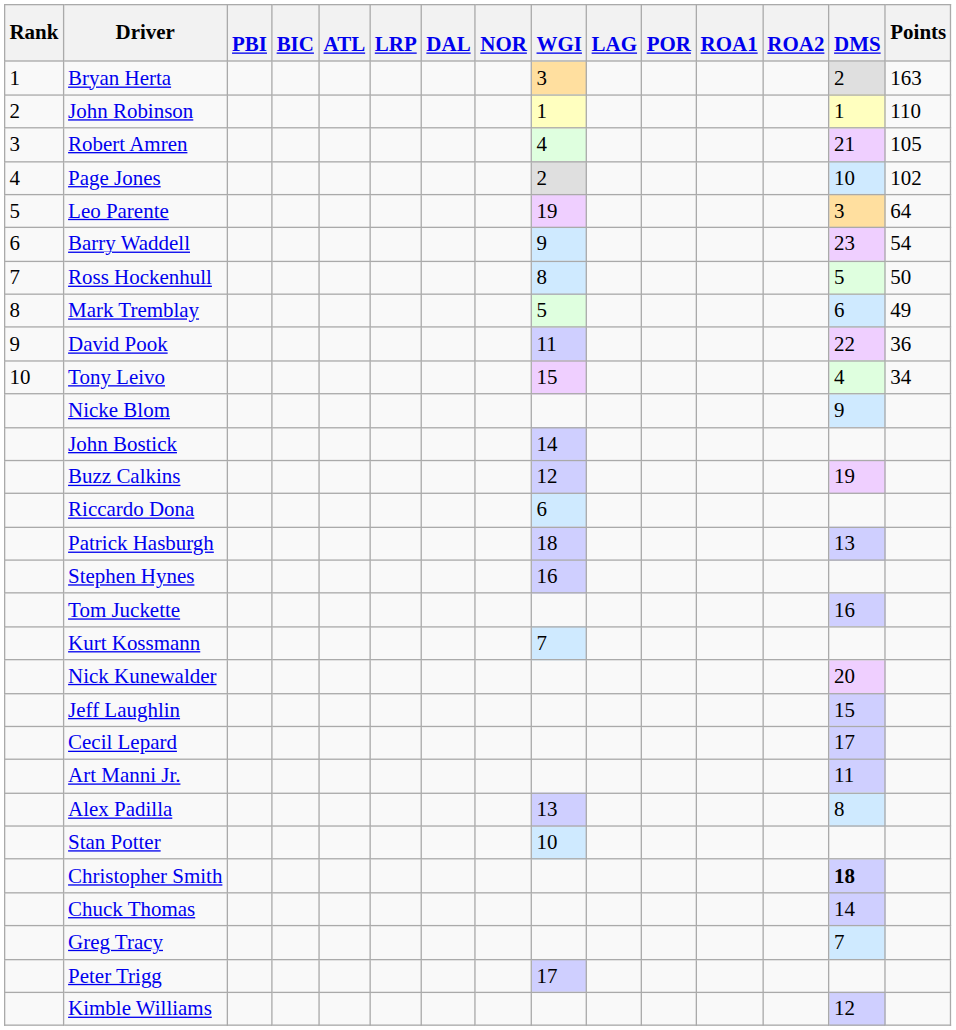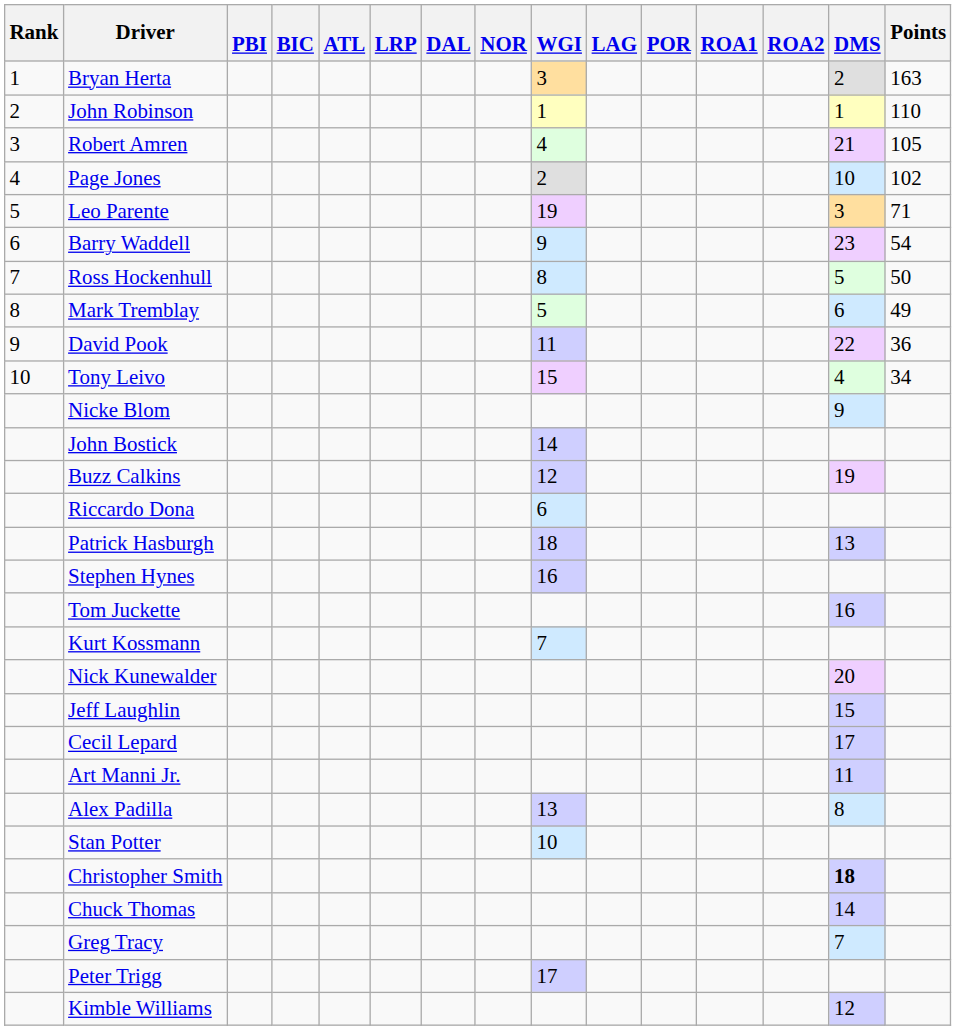(901, 210) 64 -> (901, 210) 71
